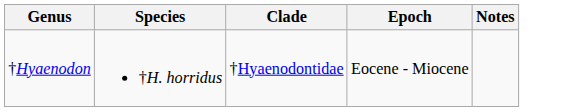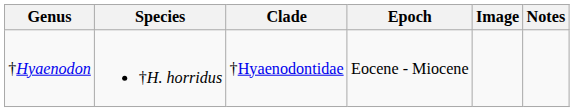+ column: (498, 17)
